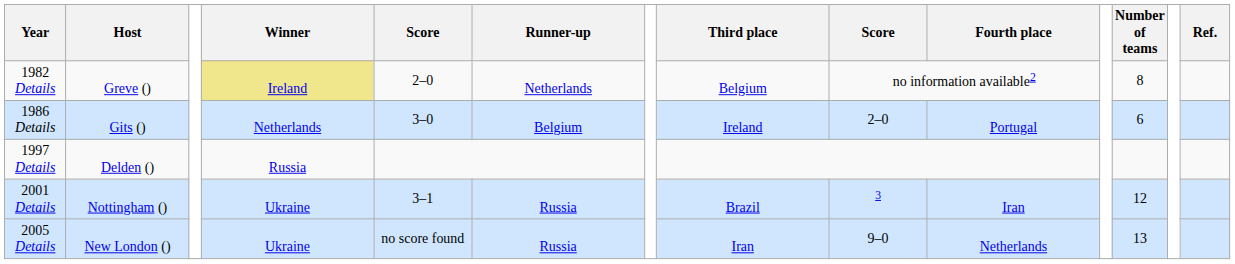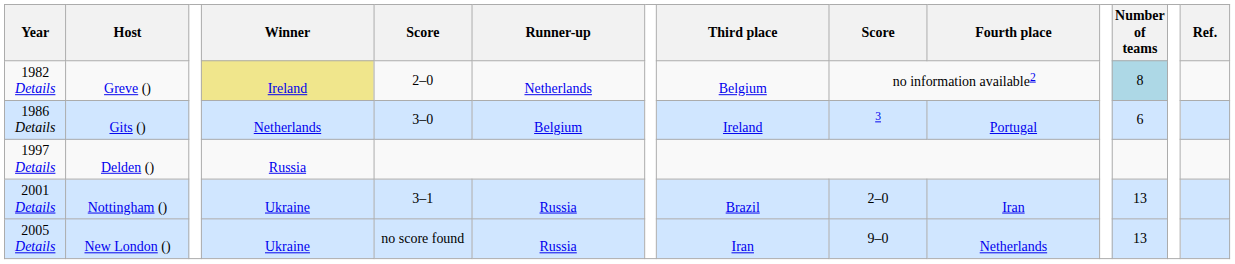(1140, 80) no background -> (1140, 80) lightblue background
(878, 120) 2–0 -> (878, 117) 3
(878, 196) 3 -> (878, 199) 2–0
(1140, 199) 12 -> (1140, 199) 13
